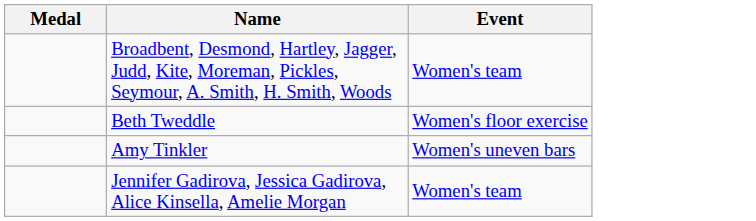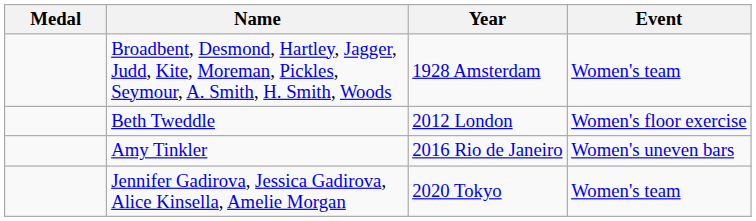+ column: (487, 19)
